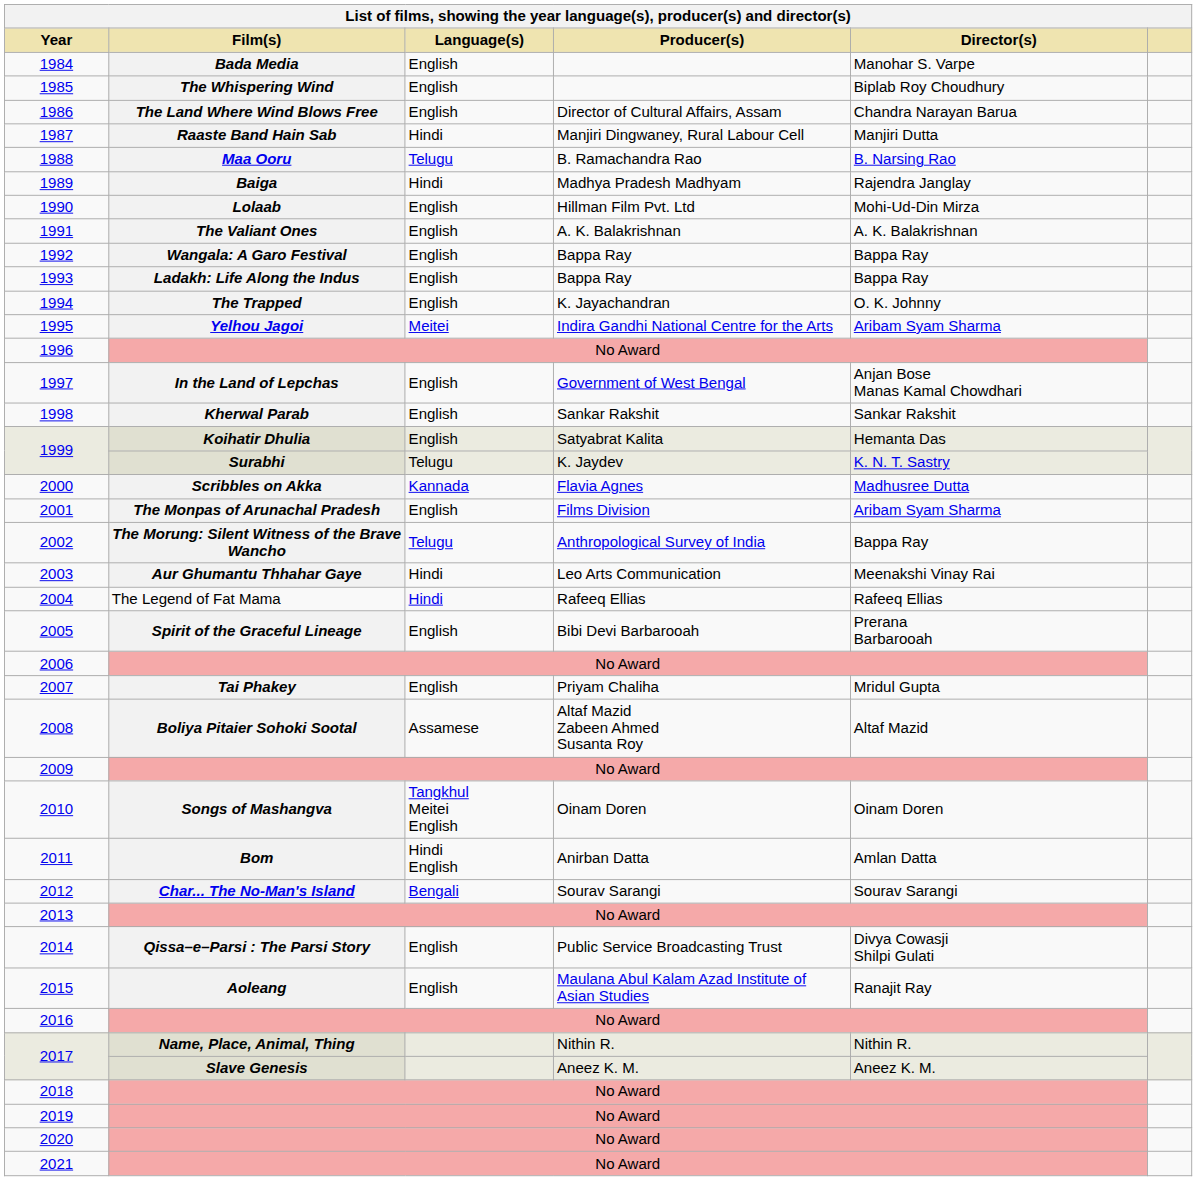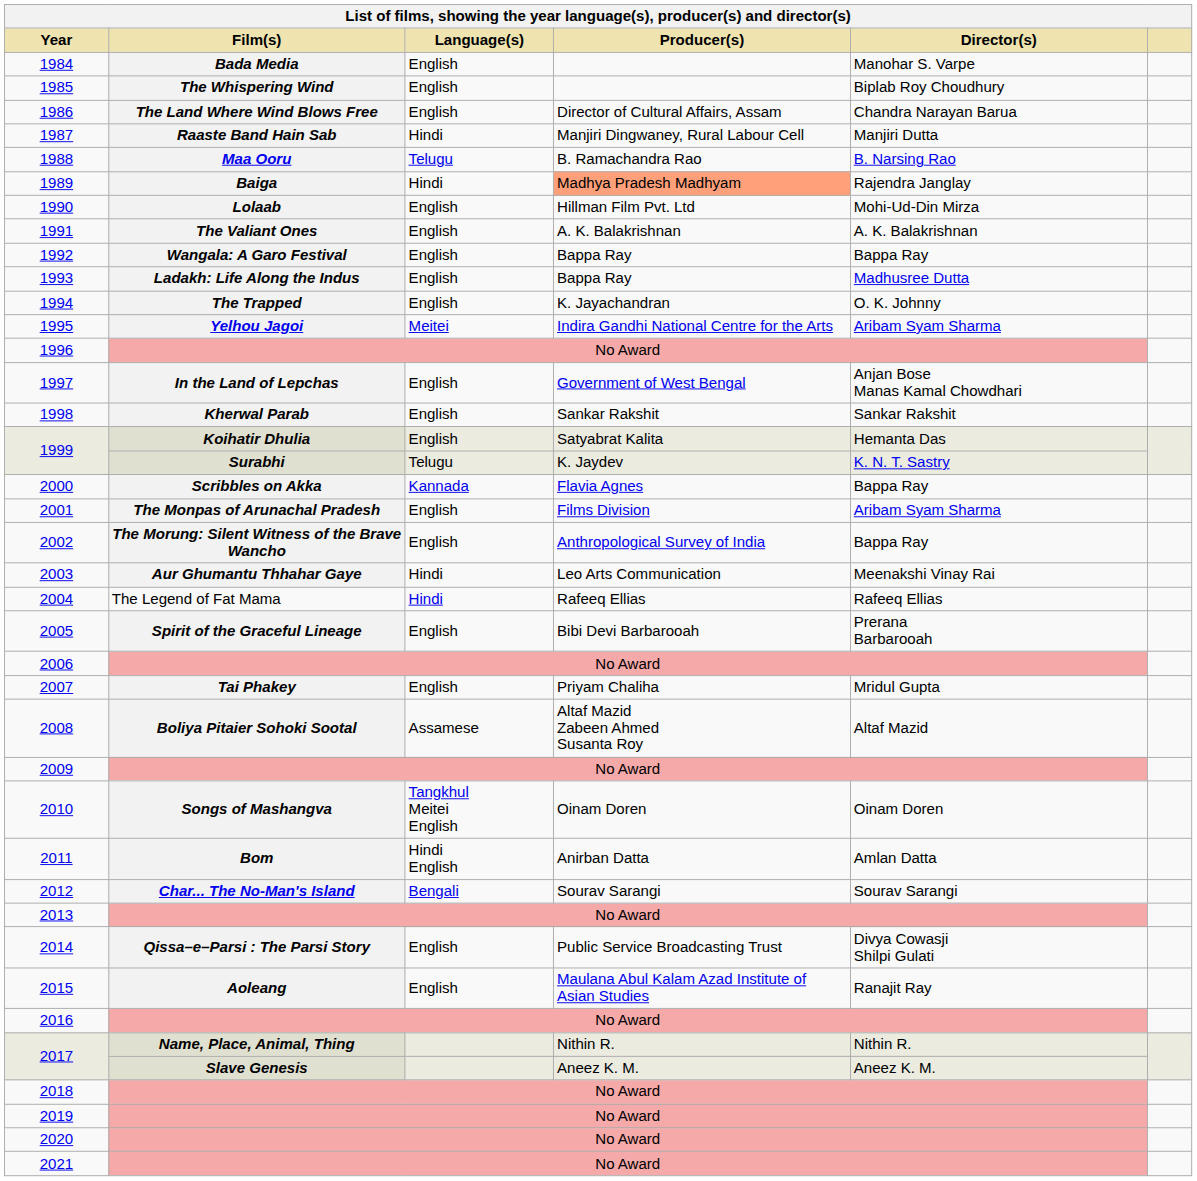(649, 183) no background -> (649, 183) lightsalmon background
(891, 278) Bappa Ray -> (912, 278) Madhusree Dutta
(912, 486) Madhusree Dutta -> (891, 486) Bappa Ray
(431, 542) Telugu -> (433, 542) English
